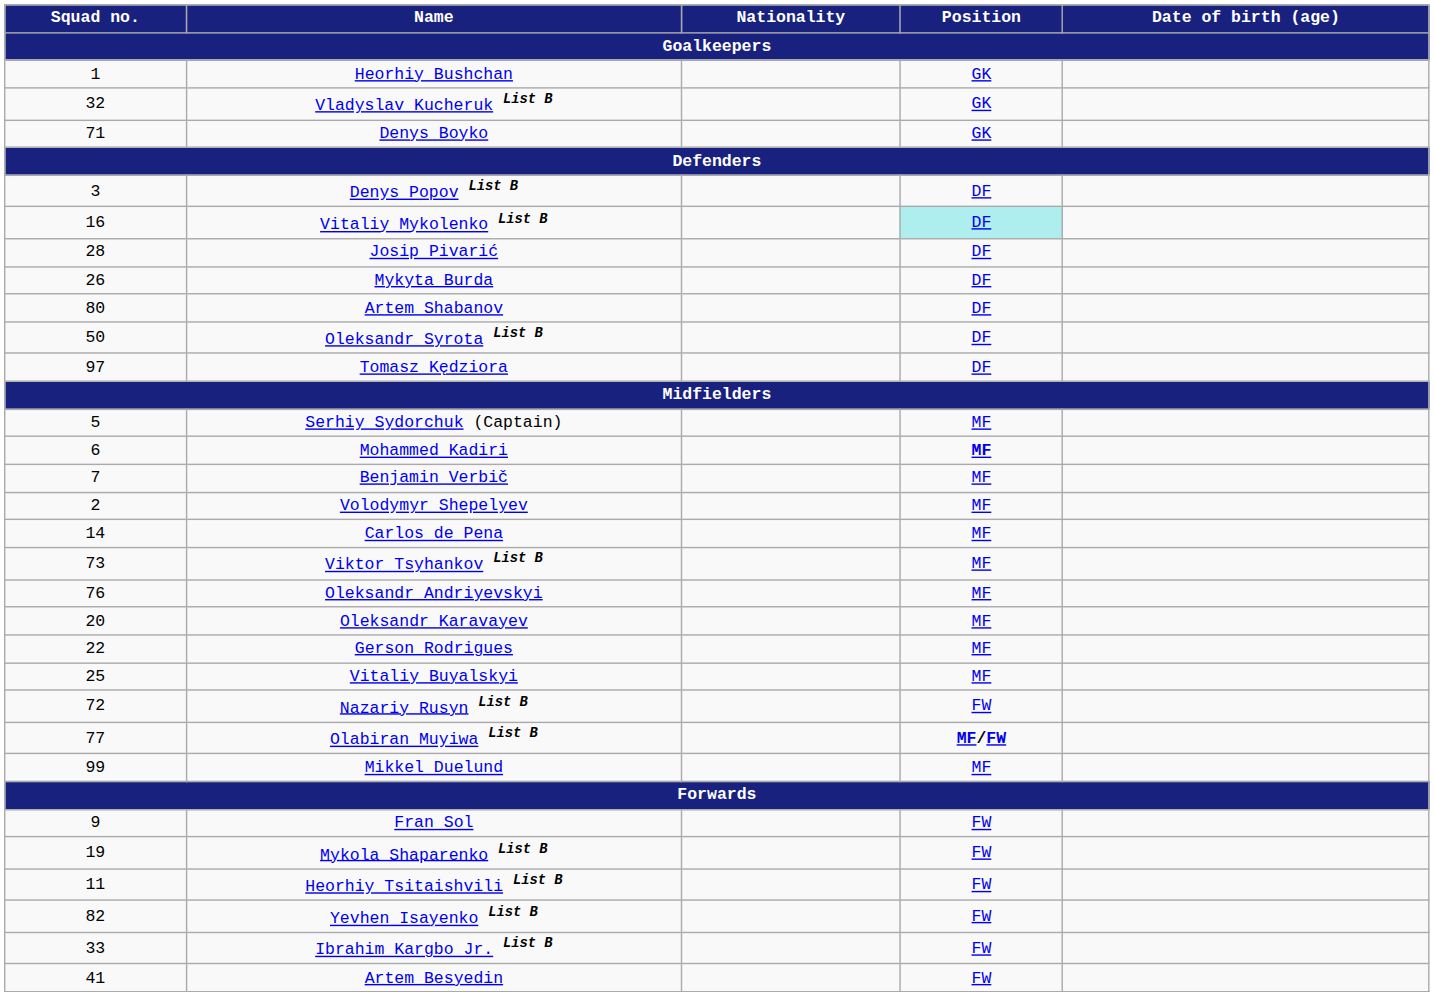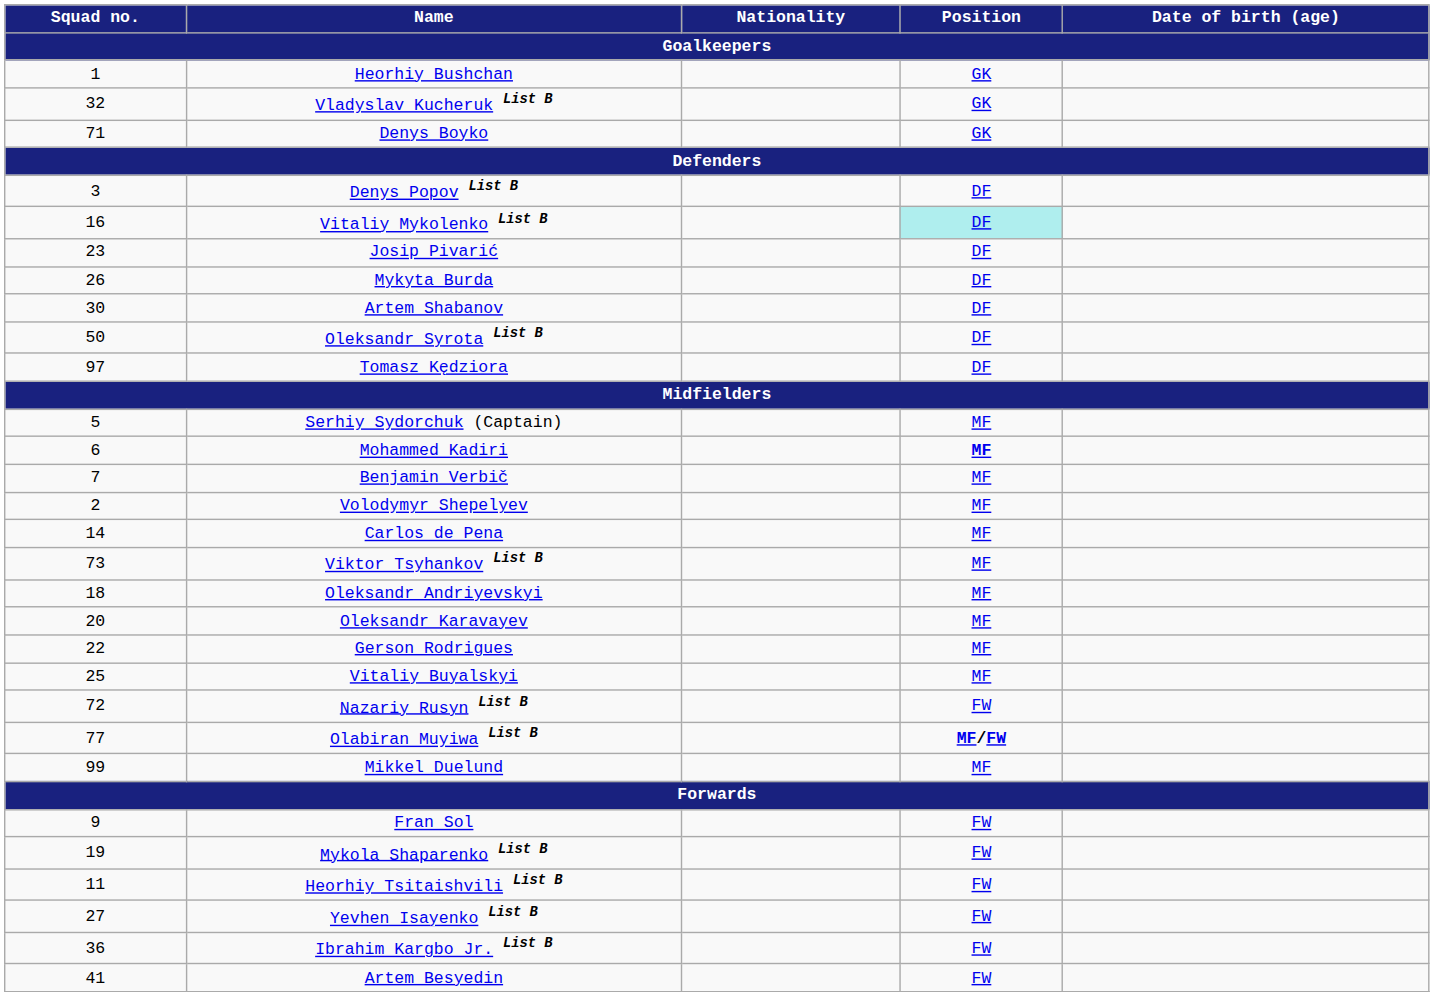(95, 252) 28 -> (95, 252) 23
(95, 308) 80 -> (95, 308) 30
(95, 593) 76 -> (95, 593) 18
(95, 916) 82 -> (95, 916) 27
(95, 948) 33 -> (95, 948) 36
